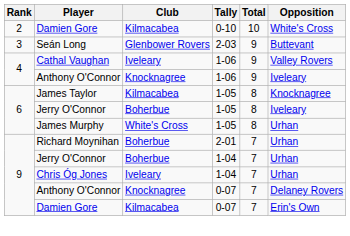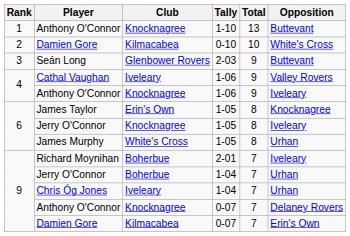+ row: (78, 28)
(152, 93) Kilmacabea -> (150, 110) Erin's Own
(147, 110) Boherbue -> (155, 126) Knocknagree
(284, 142) Urhan -> (288, 158) Iveleary
